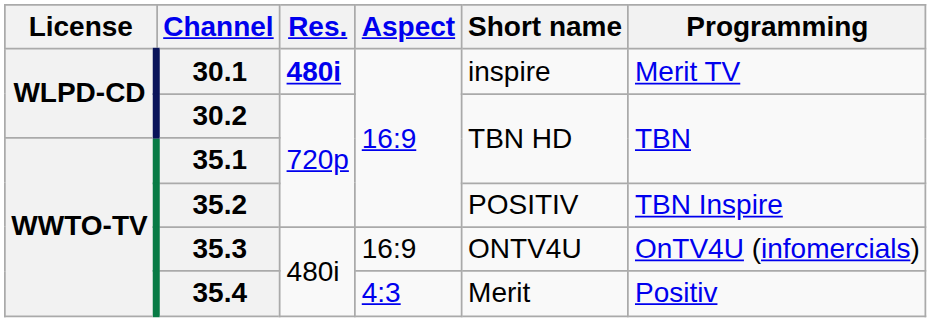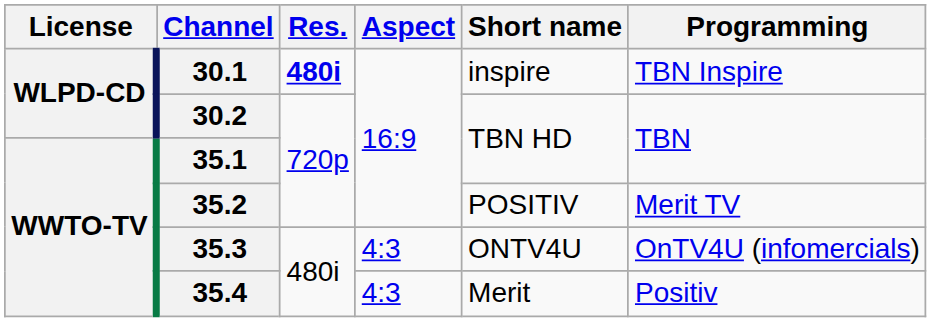(688, 71) Merit TV -> (709, 71) TBN Inspire
(709, 204) TBN Inspire -> (688, 204) Merit TV
(389, 248) 16:9 -> (381, 248) 4:3
